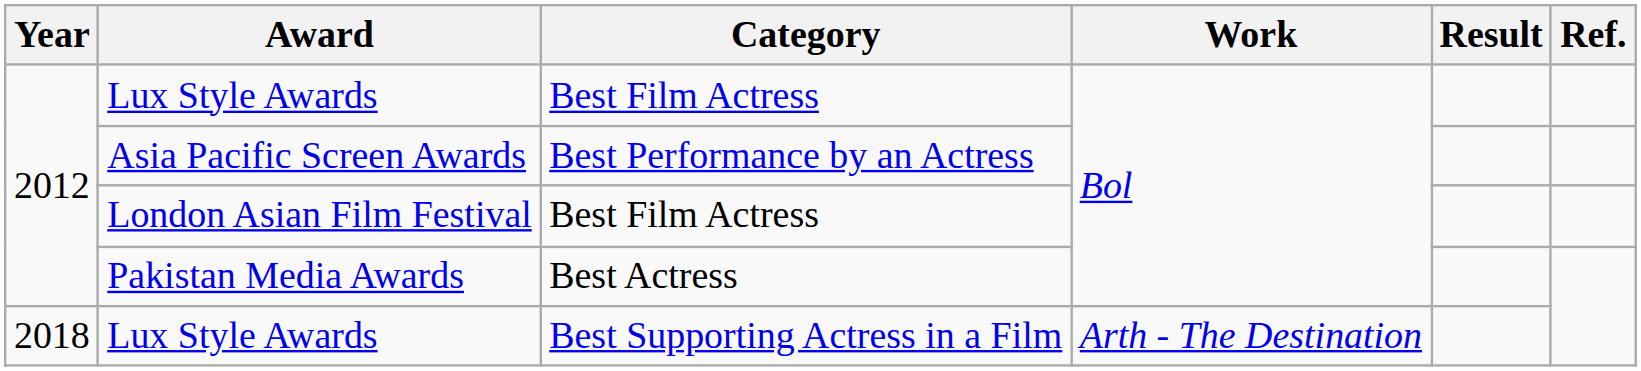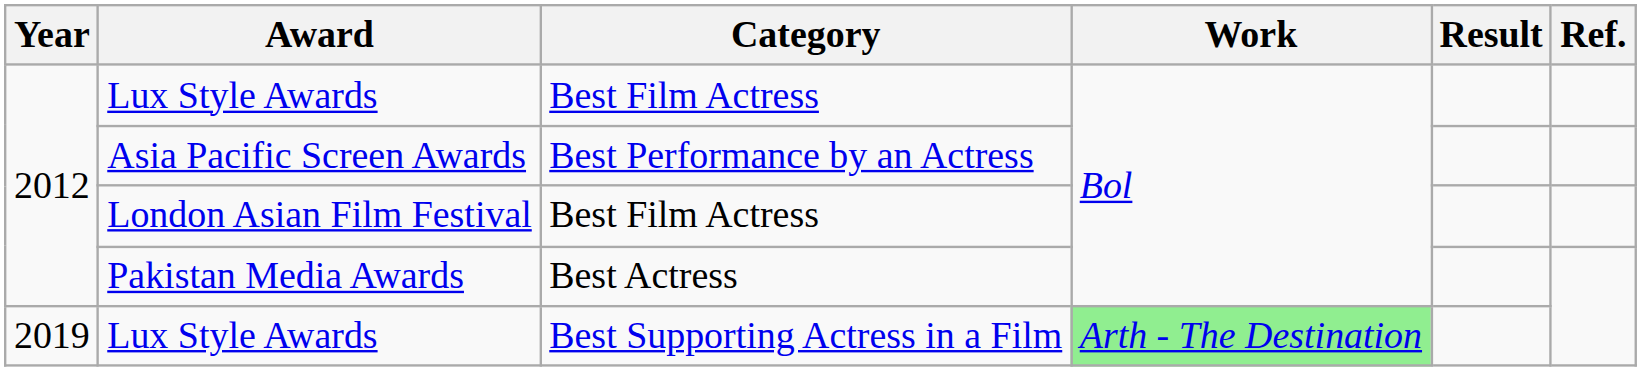(52, 335) 2018 -> (52, 335) 2019
(1251, 335) no background -> (1251, 335) lightgreen background
